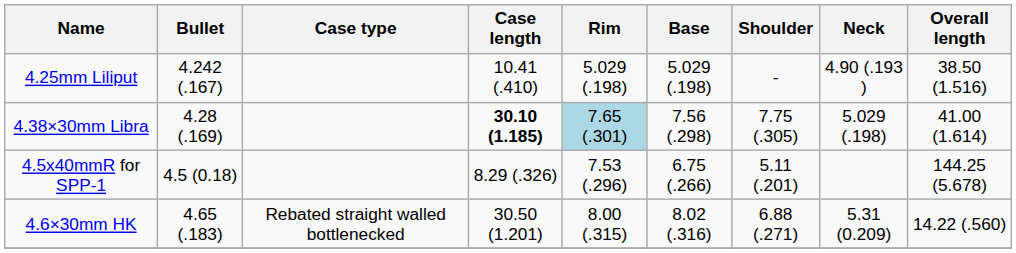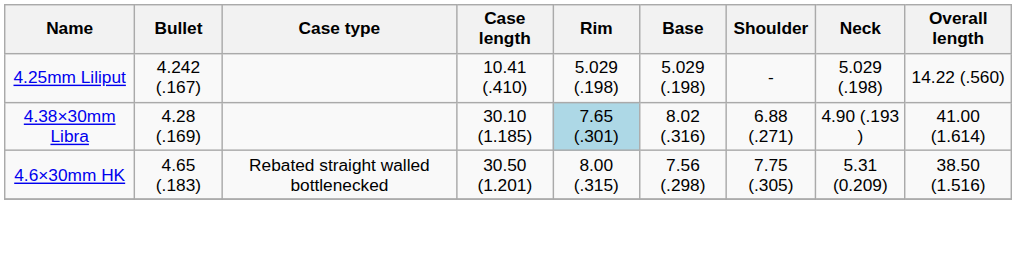(864, 78) 4.90 (.193 ) -> (860, 78) 5.029 (.198)
(960, 78) 38.50 (1.516) -> (958, 78) 14.22 (.560)
(515, 126) bold -> (505, 126) normal
(689, 126) 7.56 (.298) -> (683, 126) 8.02 (.316)
(776, 126) 7.75 (.305) -> (771, 126) 6.88 (.271)
(864, 126) 5.029 (.198) -> (860, 126) 4.90 (.193 )
- row: (81, 175)
(689, 224) 8.02 (.316) -> (683, 175) 7.56 (.298)
(776, 224) 6.88 (.271) -> (771, 175) 7.75 (.305)
(960, 224) 14.22 (.560) -> (958, 175) 38.50 (1.516)
